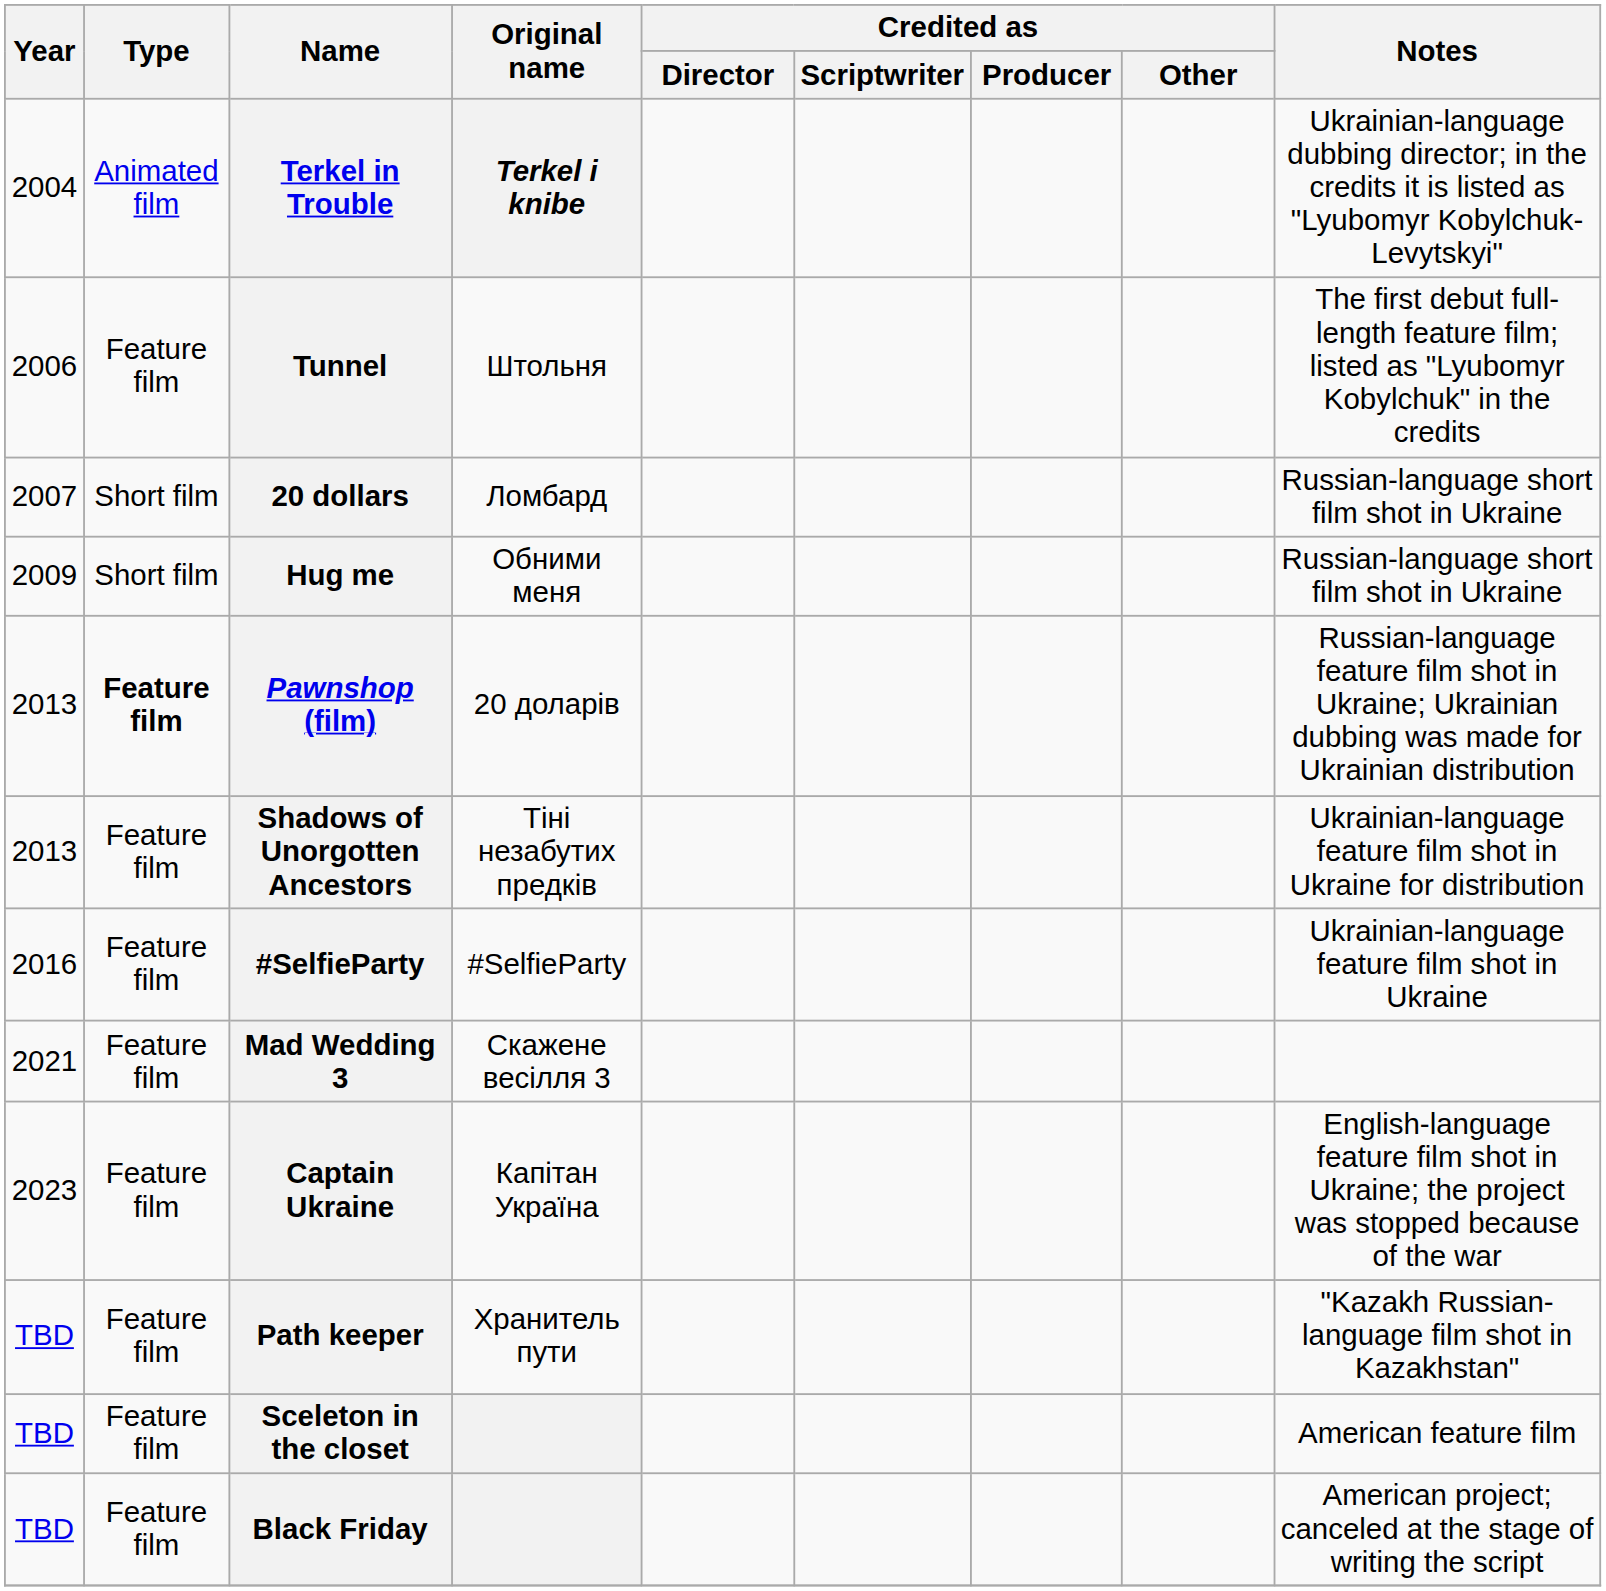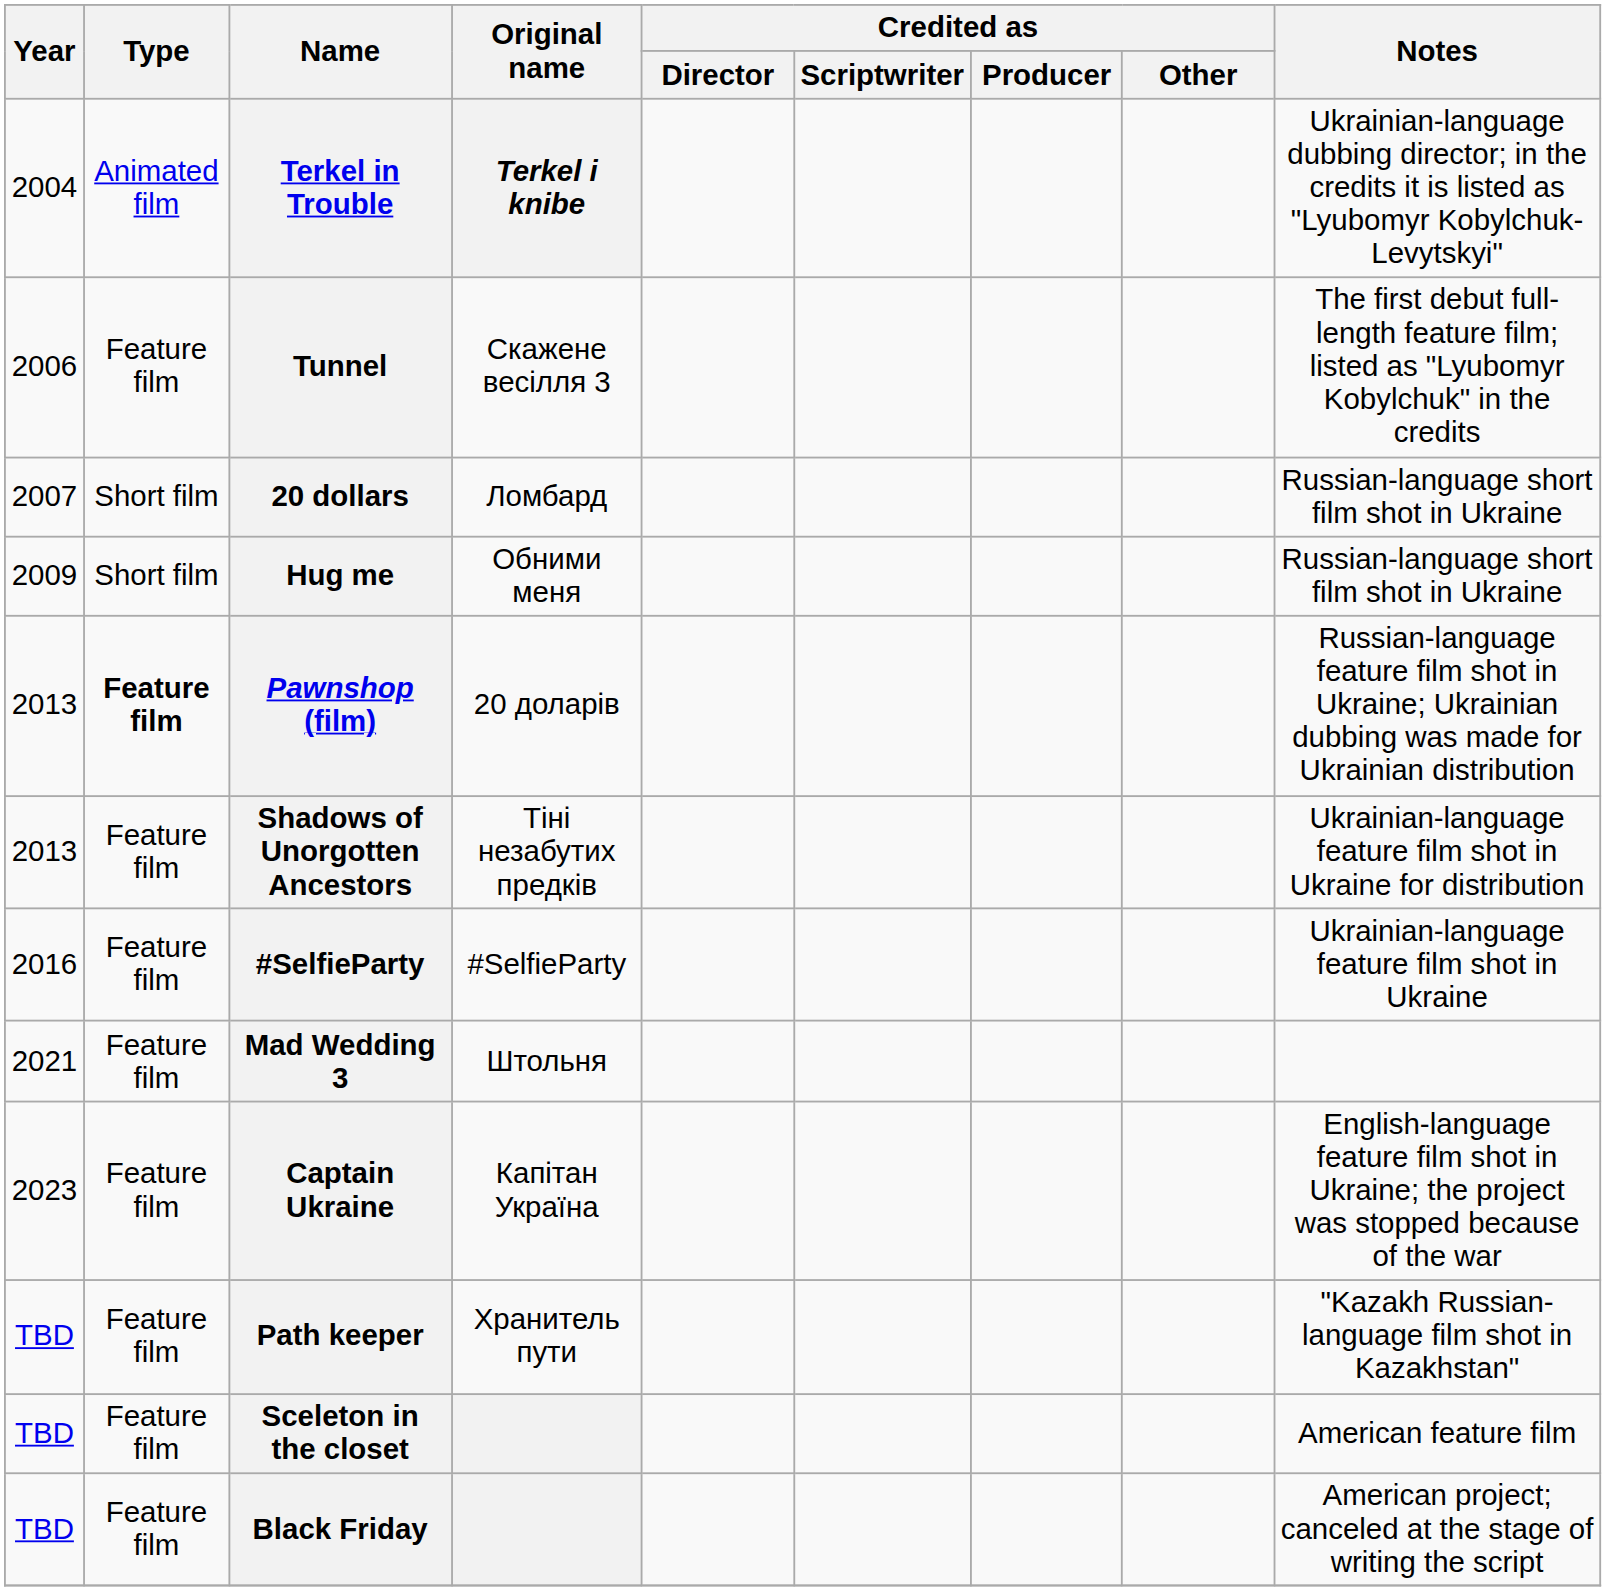(547, 366) Штольня -> (547, 366) Скажене весілля 3
(547, 1060) Скажене весілля 3 -> (547, 1060) Штольня
